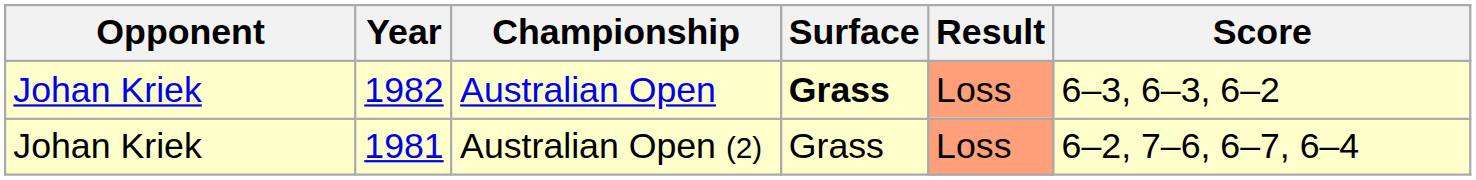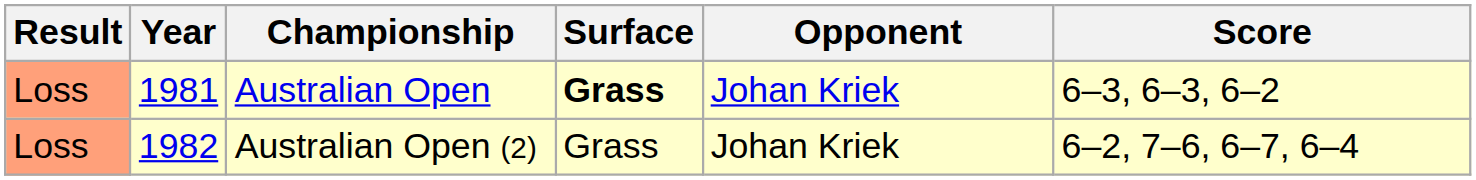columns swapped: (991, 32) <-> (181, 32)
(404, 89) 1982 -> (179, 89) 1981
(404, 145) 1981 -> (179, 145) 1982
